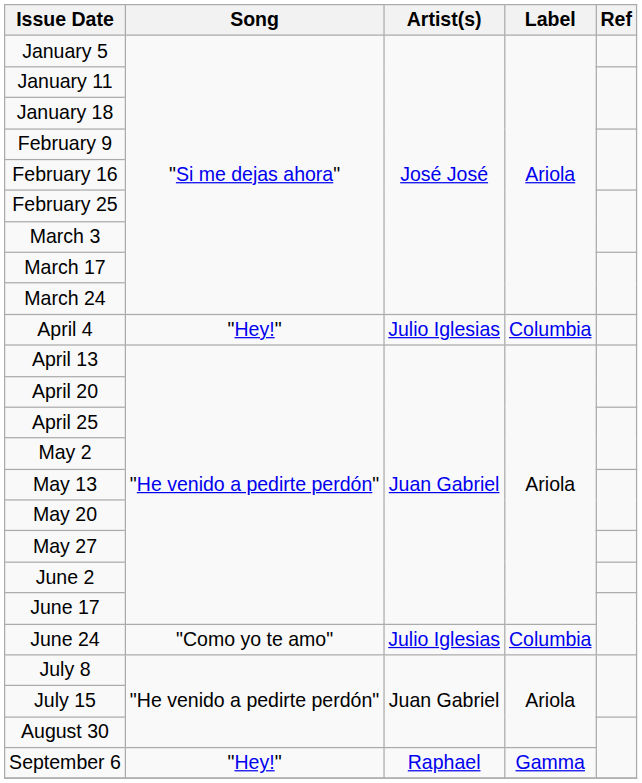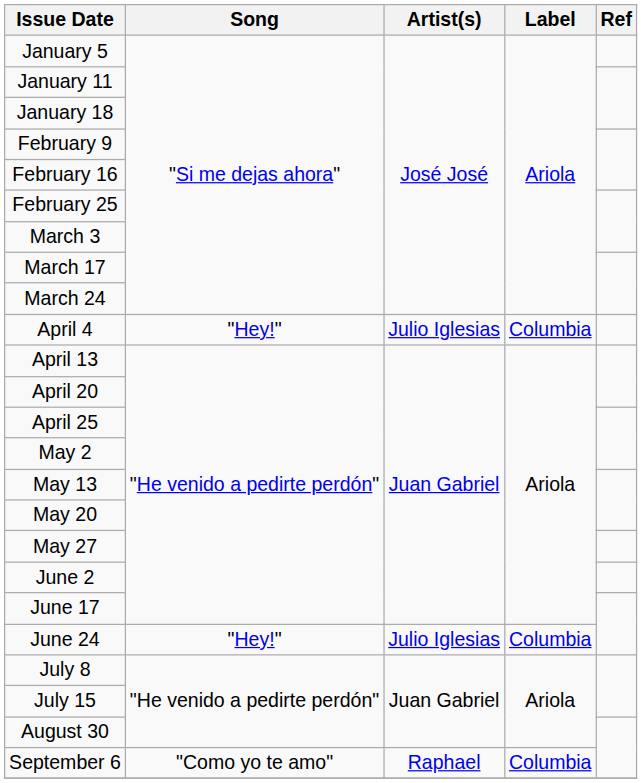(255, 639) "Como yo te amo" -> (255, 639) "Hey!"
(255, 762) "Hey!" -> (255, 762) "Como yo te amo"
(550, 762) Gamma -> (550, 762) Columbia
